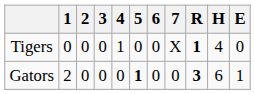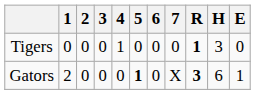(175, 47) X -> (175, 47) 0
(219, 47) 4 -> (219, 47) 3
(175, 75) 0 -> (175, 75) X
